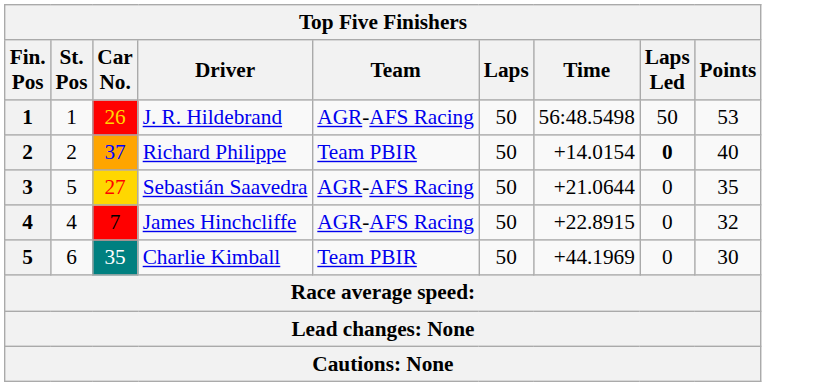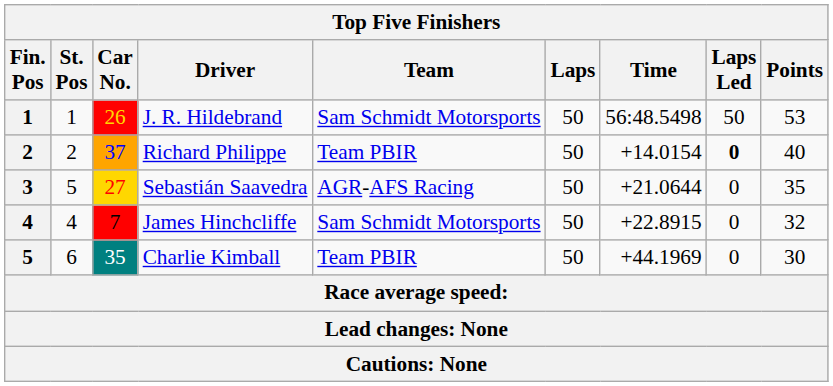(396, 117) AGR-AFS Racing -> (429, 117) Sam Schmidt Motorsports
(396, 222) AGR-AFS Racing -> (429, 222) Sam Schmidt Motorsports
